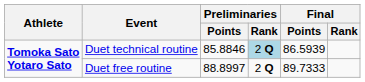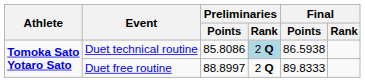(224, 50) 85.8846 -> (224, 50) 85.8086
(304, 50) 86.5939 -> (304, 50) 86.5938
(304, 68) 89.7333 -> (304, 68) 89.8333
